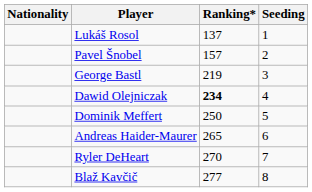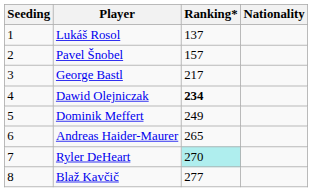columns swapped: (38, 14) <-> (283, 14)
(212, 75) 219 -> (194, 75) 217
(212, 116) 250 -> (194, 116) 249
(212, 156) no background -> (194, 156) paleturquoise background
